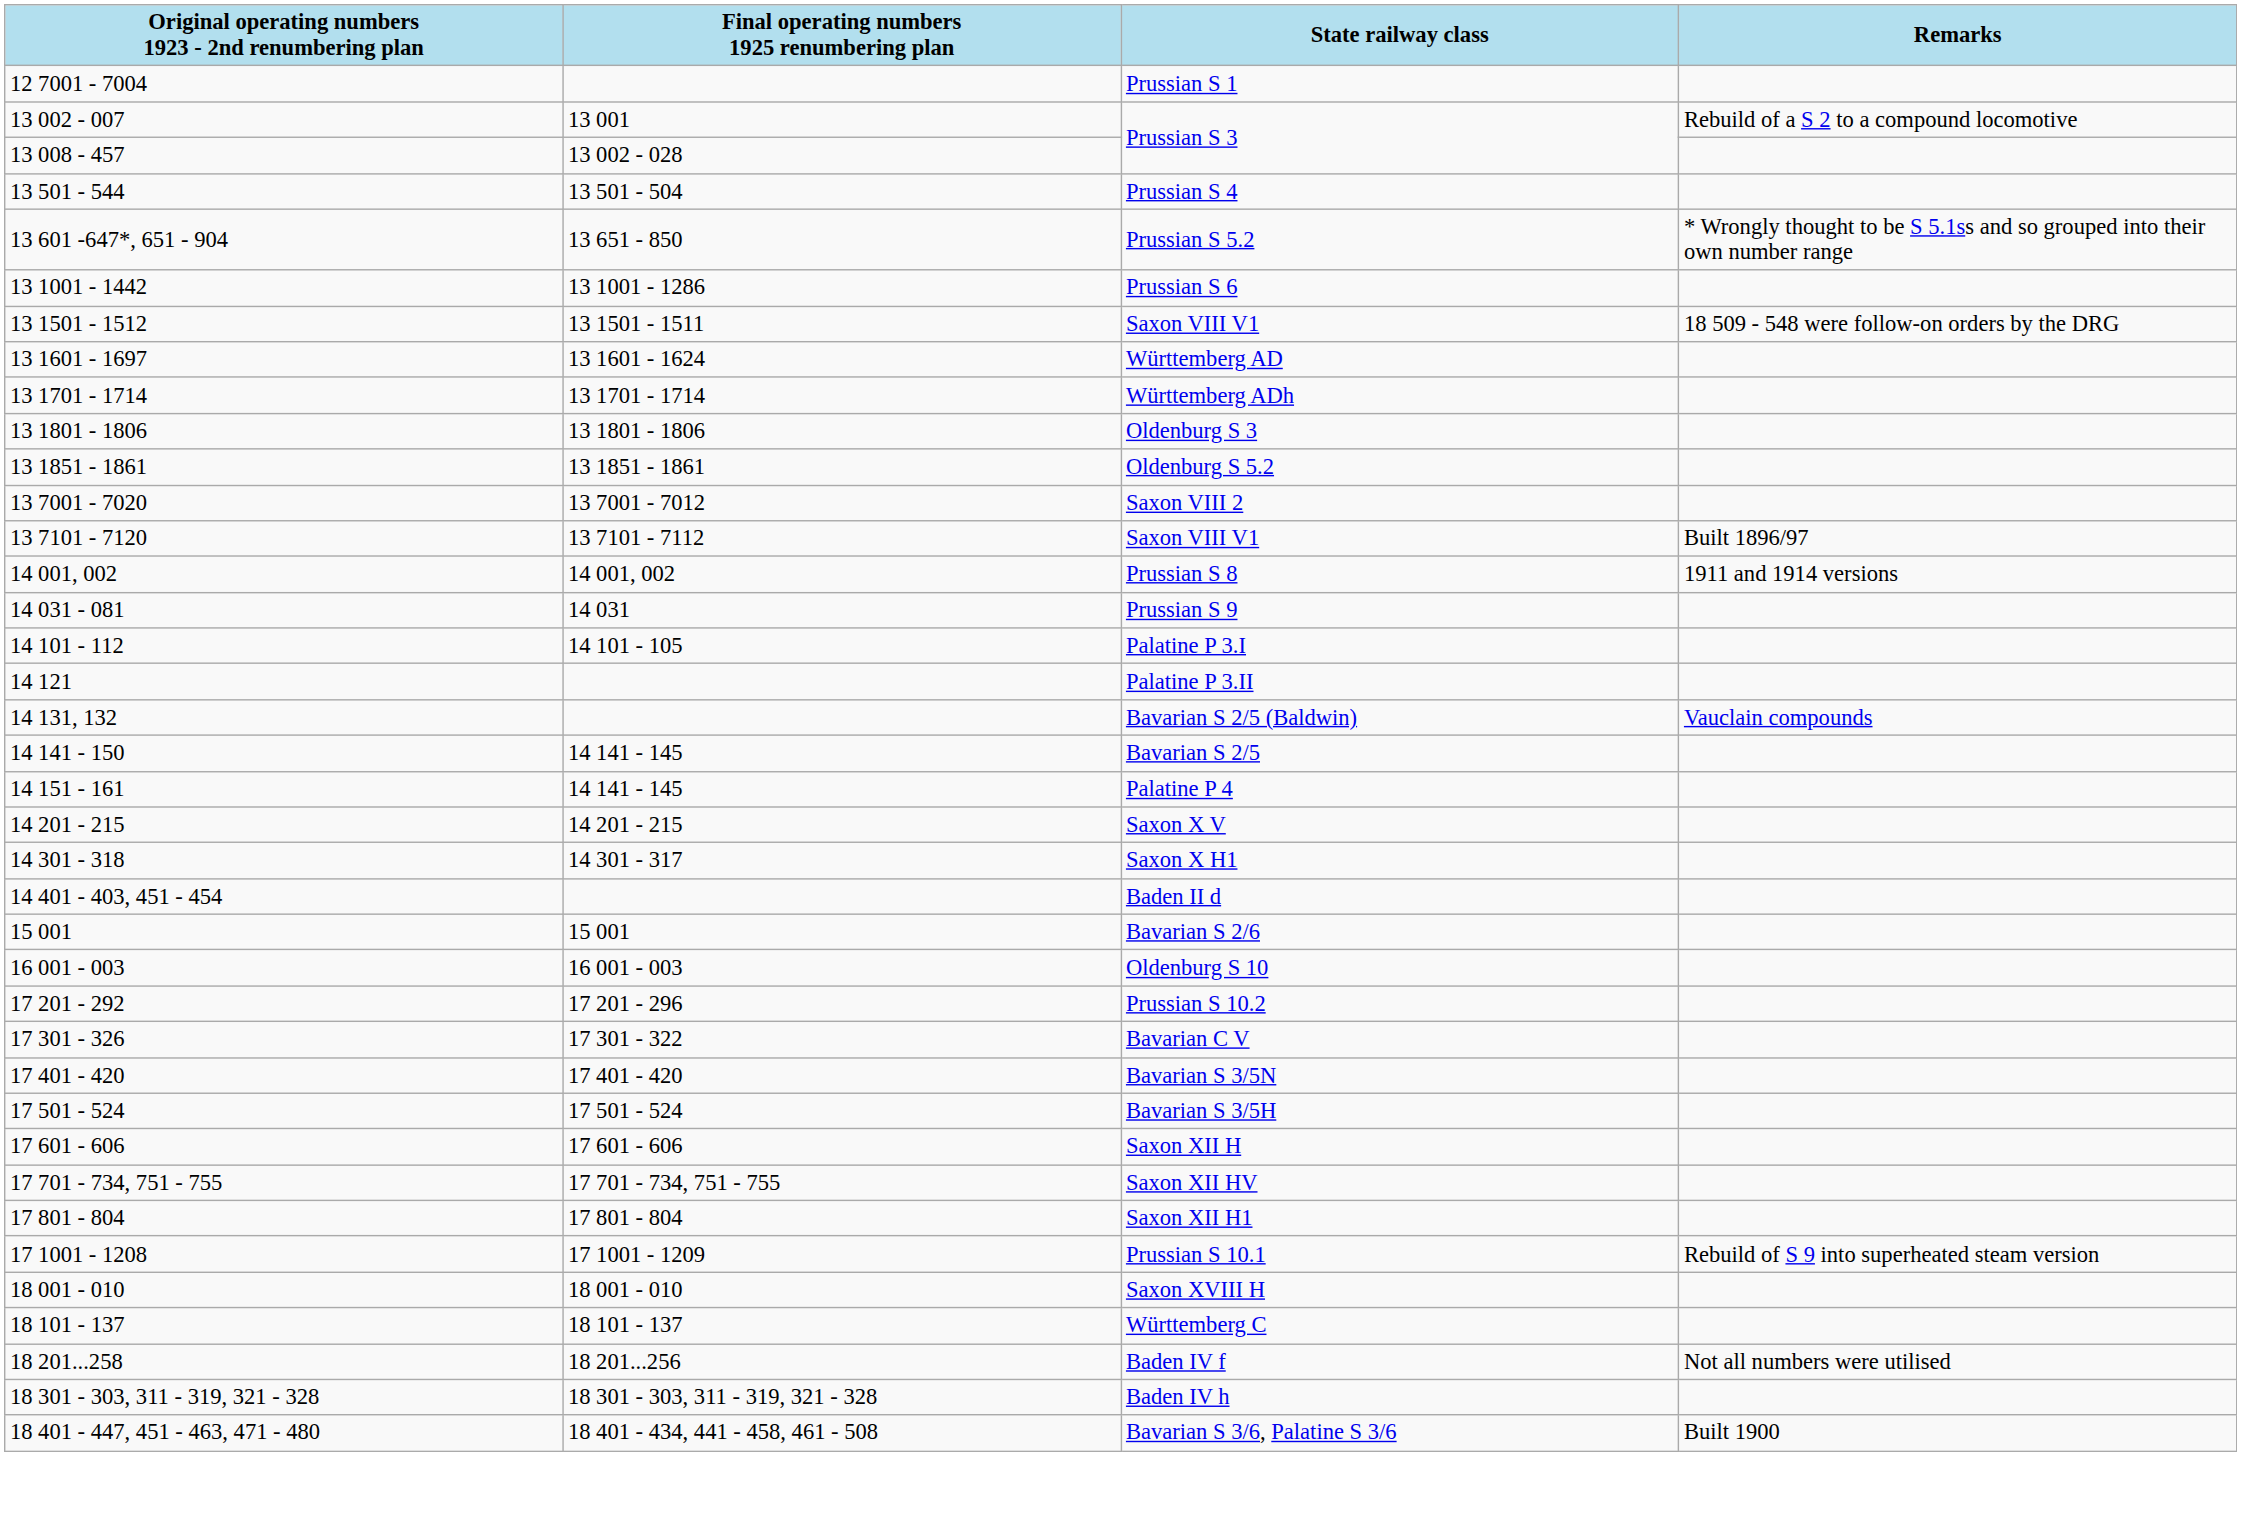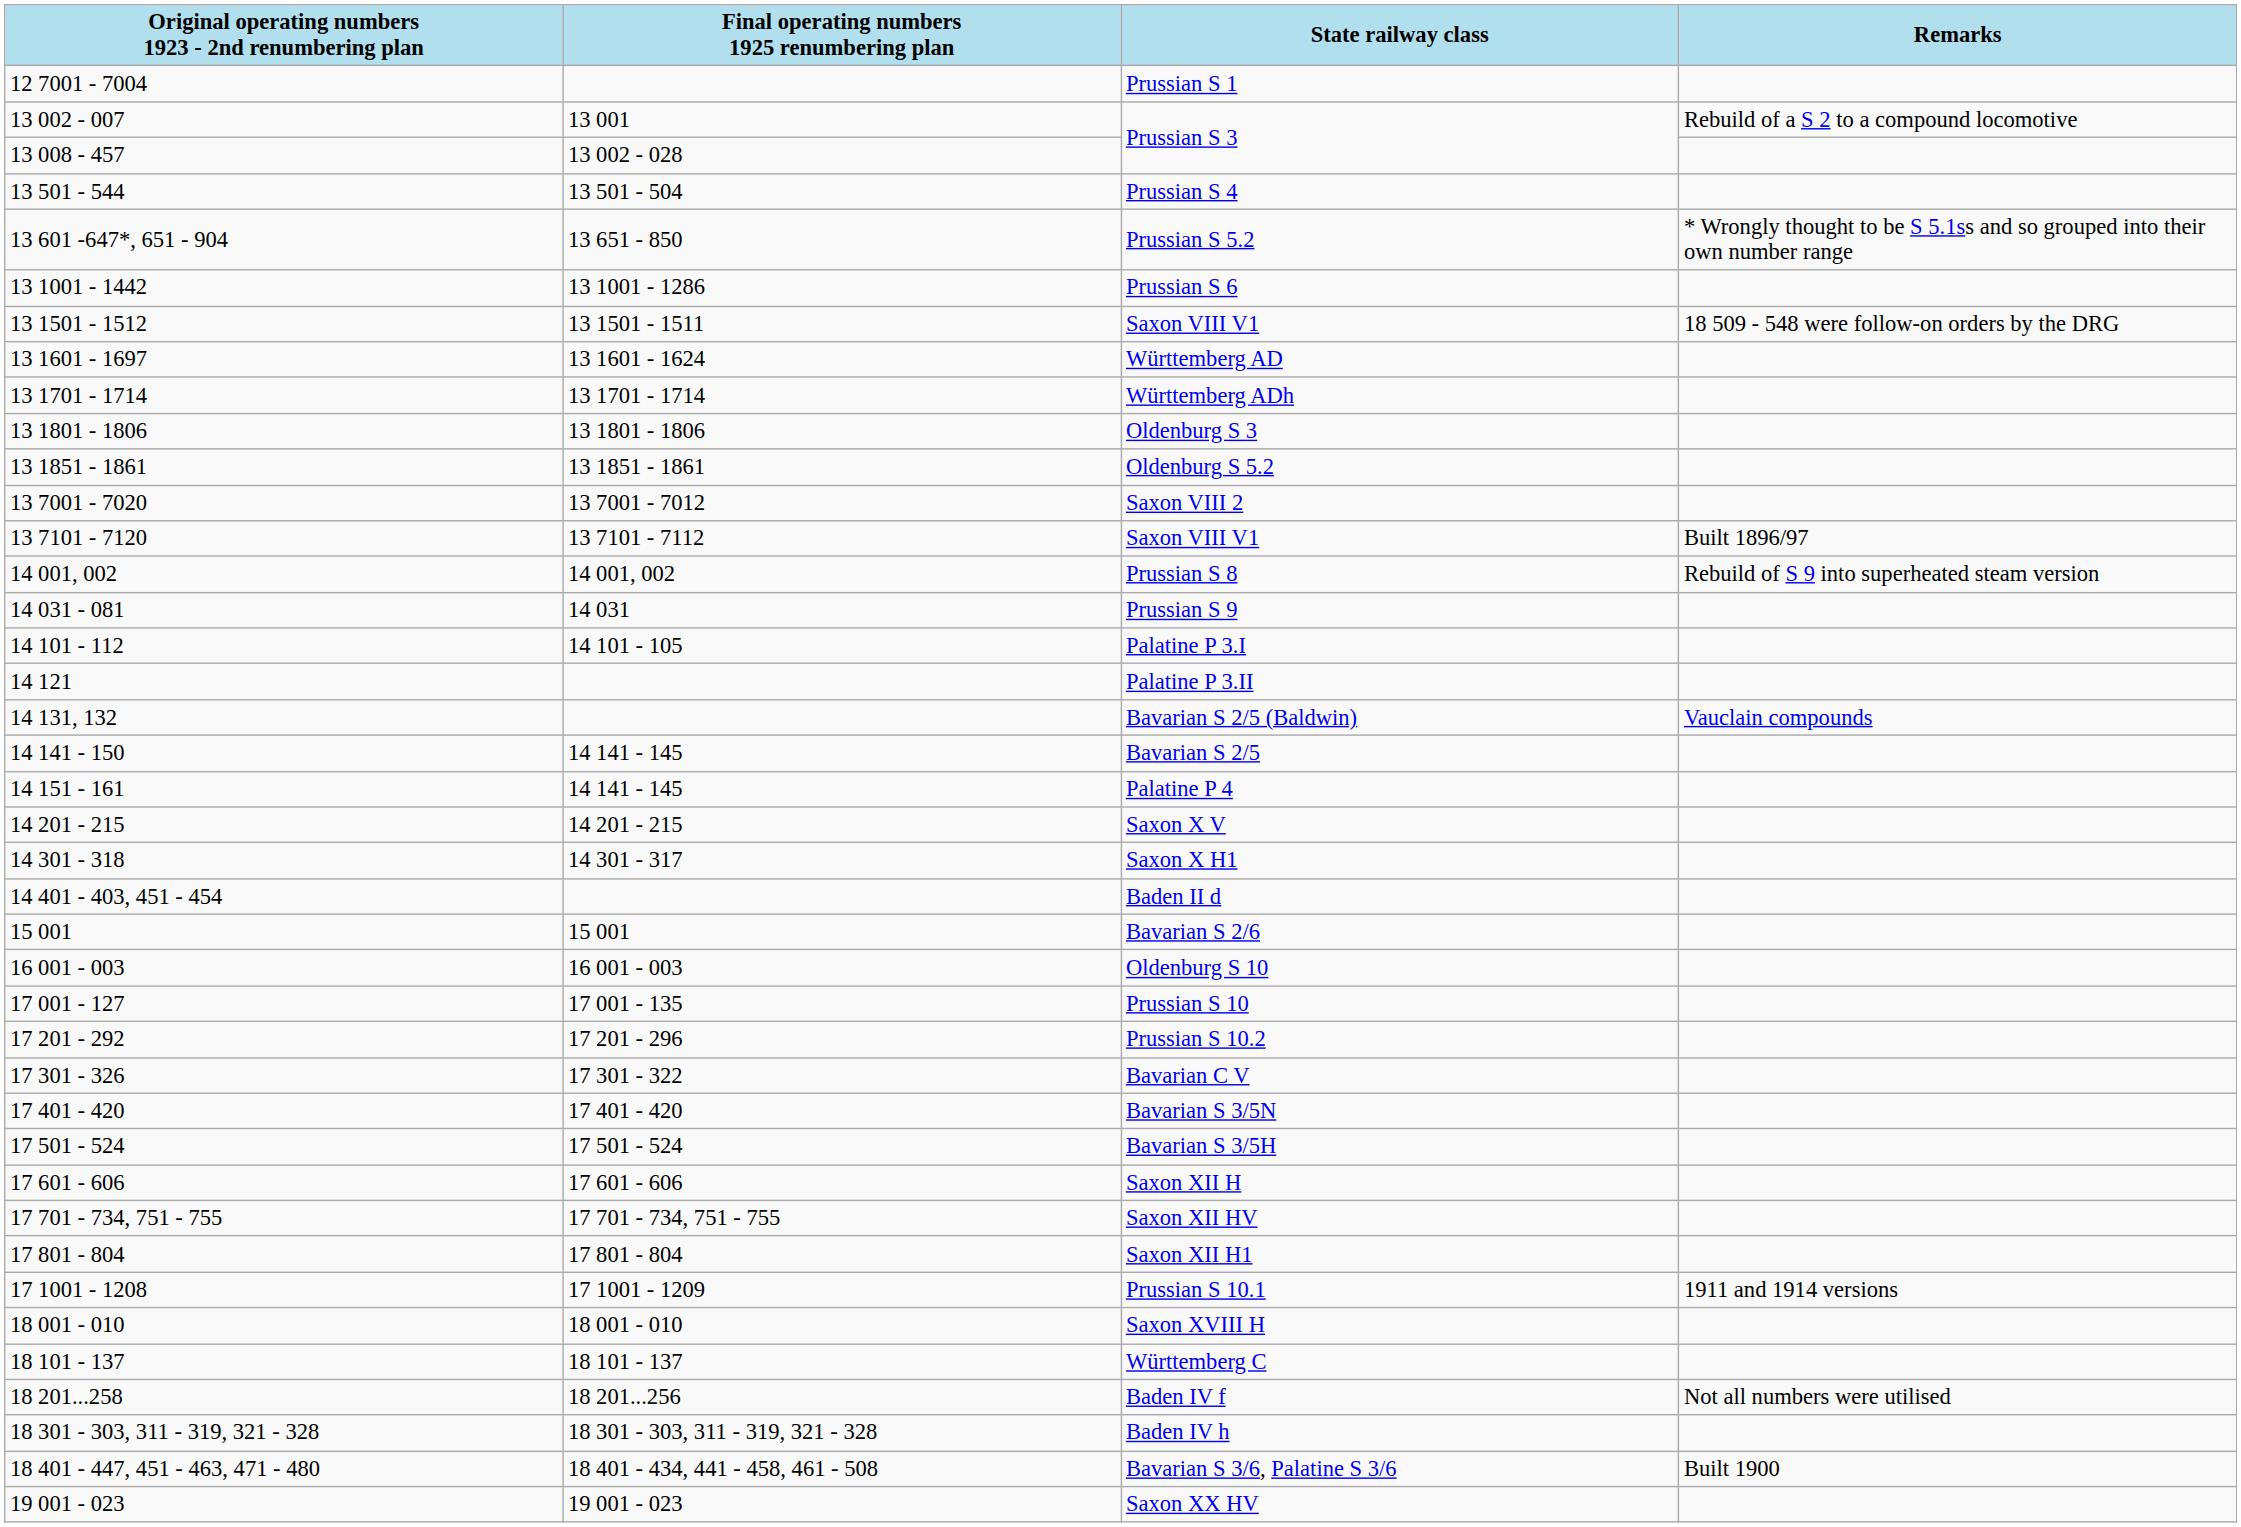(1791, 574) 1911 and 1914 versions -> (1892, 574) Rebuild of S 9 into superheated steam version
+ row: (67, 1003)
(1892, 1253) Rebuild of S 9 into superheated steam version -> (1791, 1289) 1911 and 1914 versions
+ row: (67, 1504)
